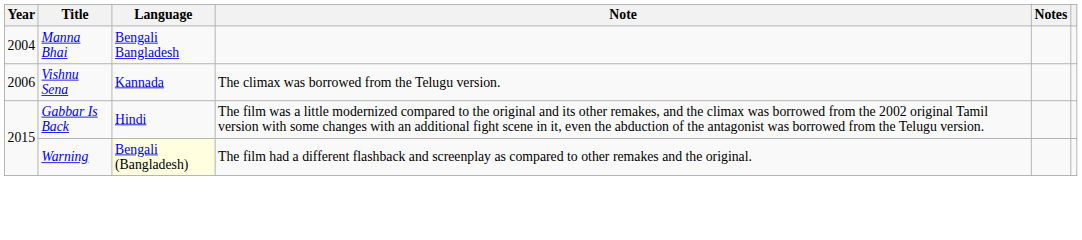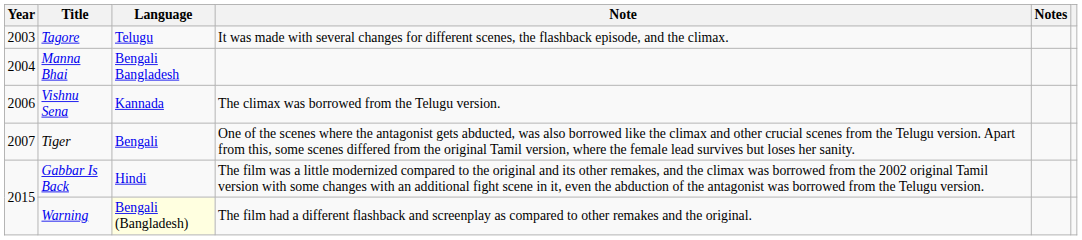+ row: (60, 37)
+ row: (56, 141)
